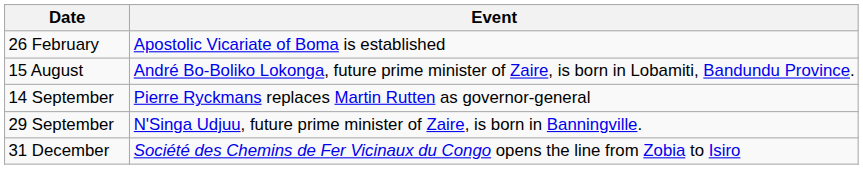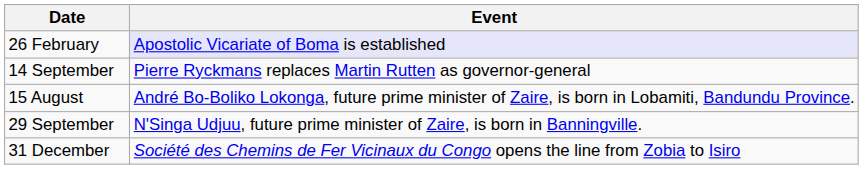(290, 44) no background -> (290, 44) lavender background
rows swapped: (46, 71) <-> (61, 97)
